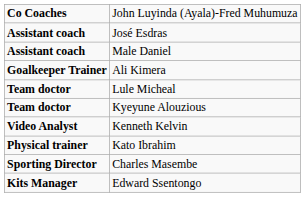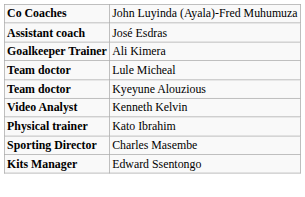- row: (142, 51)
